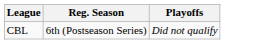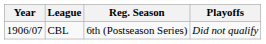+ column: (25, 13)
